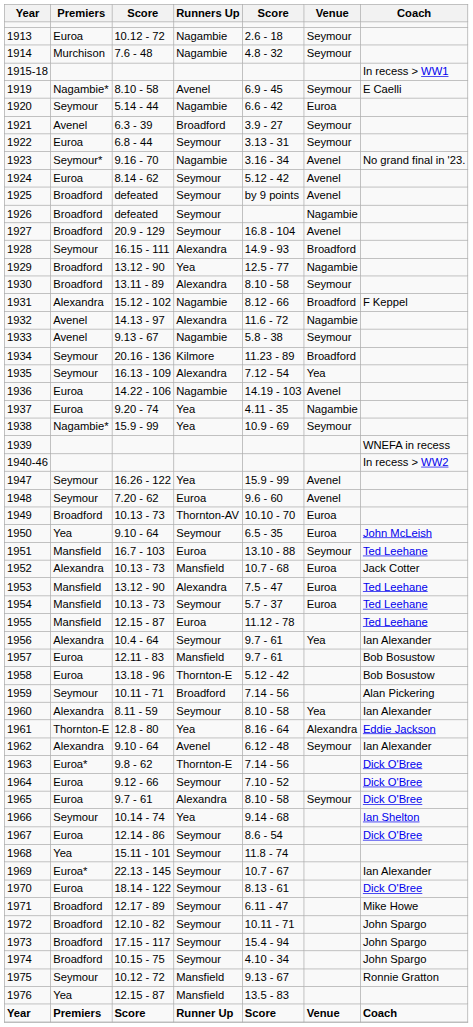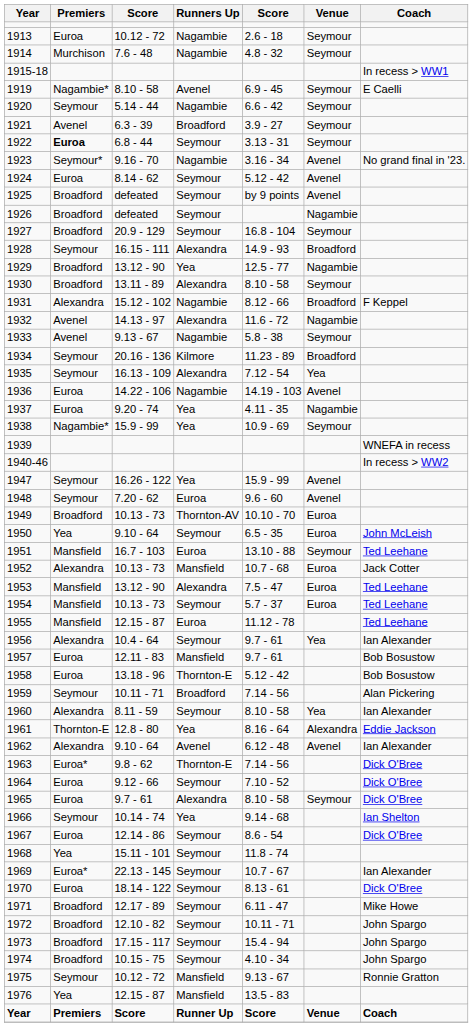(322, 107) Euroa -> (329, 107) Seymour
(68, 142) normal -> (69, 142) bold
(324, 231) Avenel -> (329, 231) Seymour
(329, 746) Seymour -> (324, 746) Avenel
